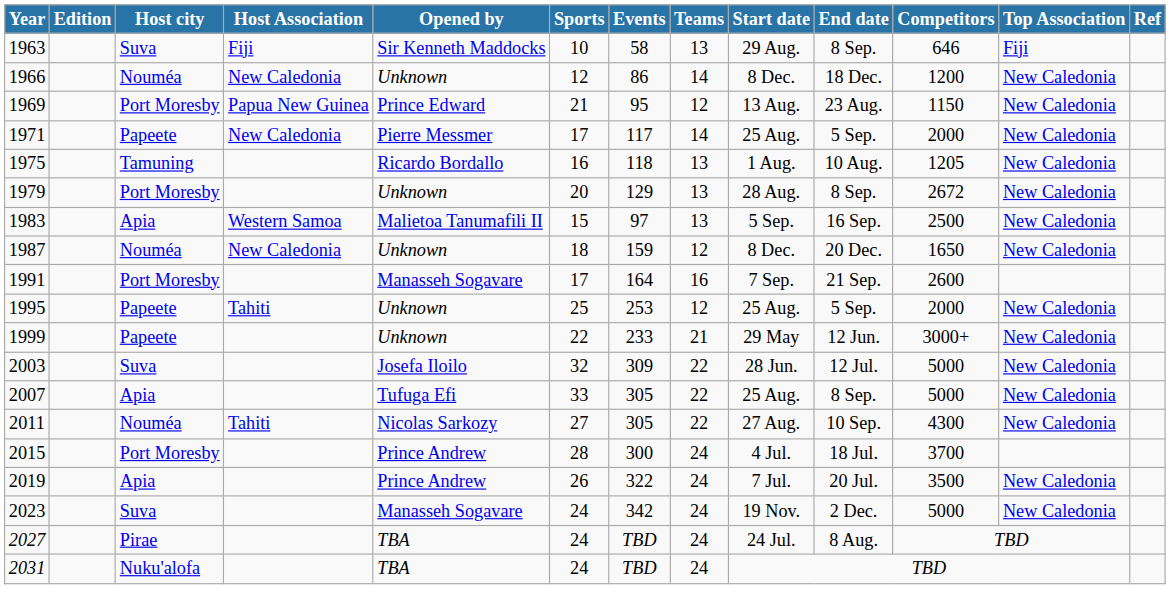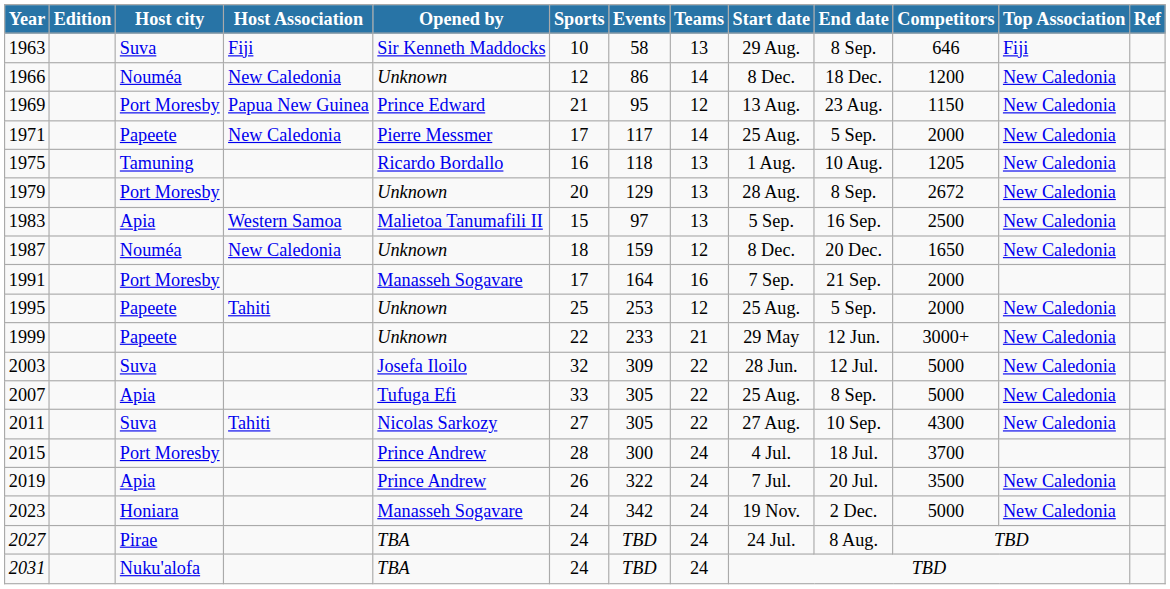(946, 279) 2600 -> (946, 279) 2000
(151, 423) Nouméa -> (138, 423) Suva
(138, 510) Suva -> (149, 510) Honiara
